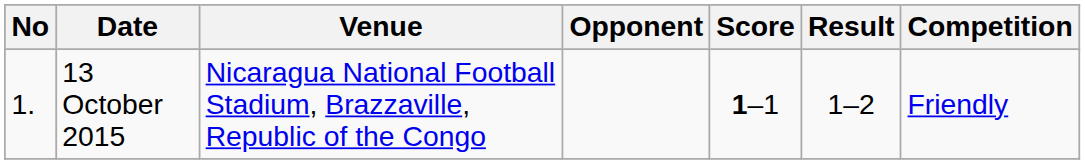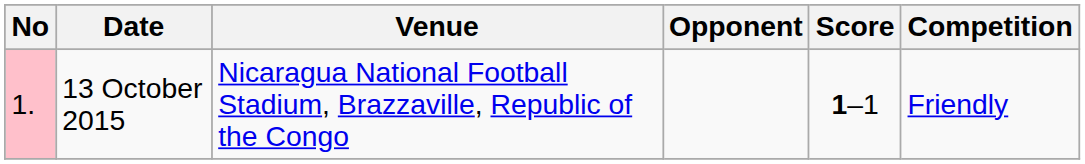- column: (851, 26)
(23, 103) no background -> (23, 103) pink background
